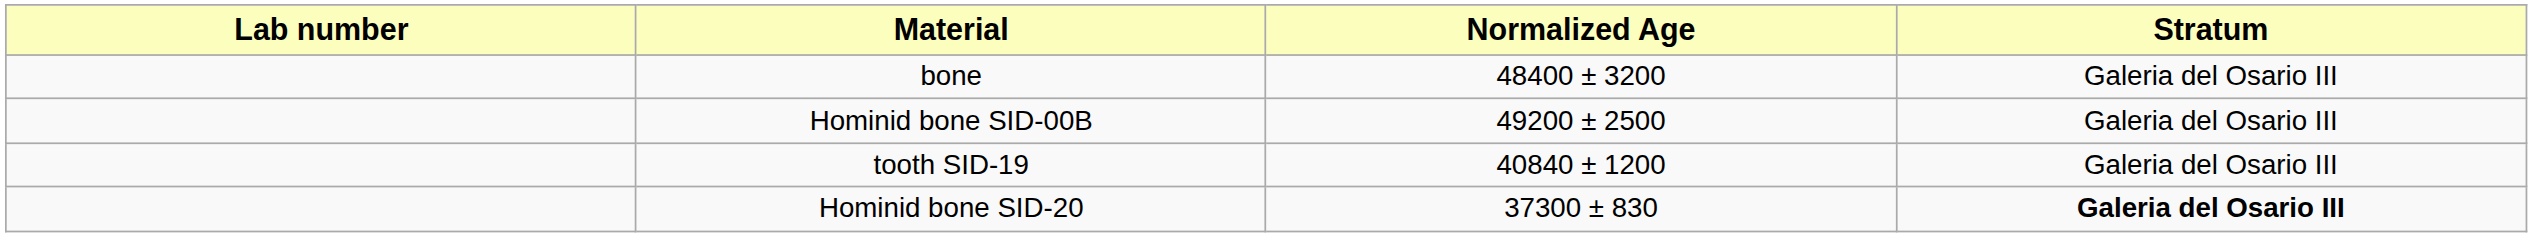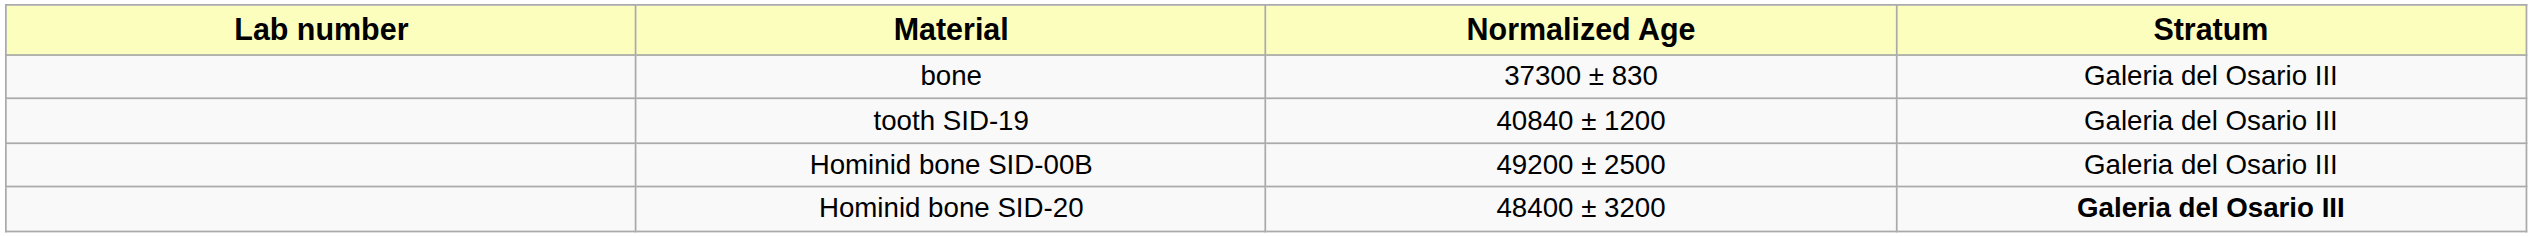(1581, 76) 48400 ± 3200 -> (1581, 76) 37300 ± 830
rows swapped: (951, 164) <-> (951, 120)
(1581, 208) 37300 ± 830 -> (1581, 208) 48400 ± 3200
